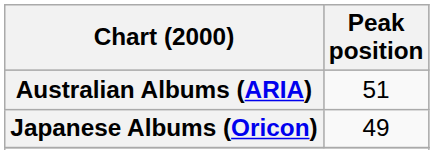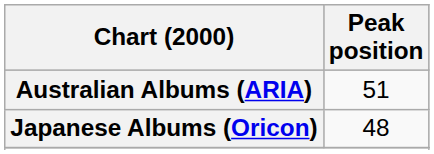(376, 128) 49 -> (376, 128) 48
